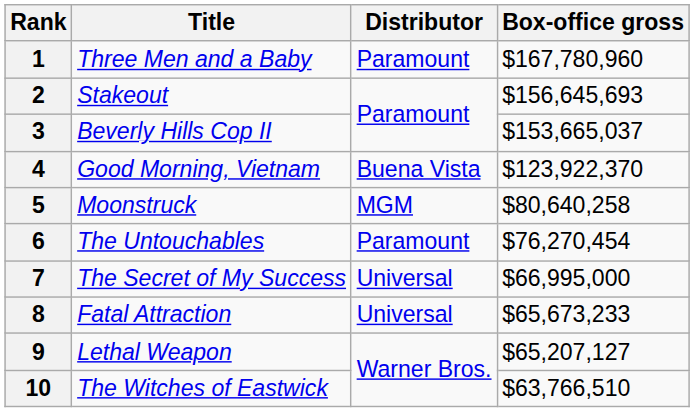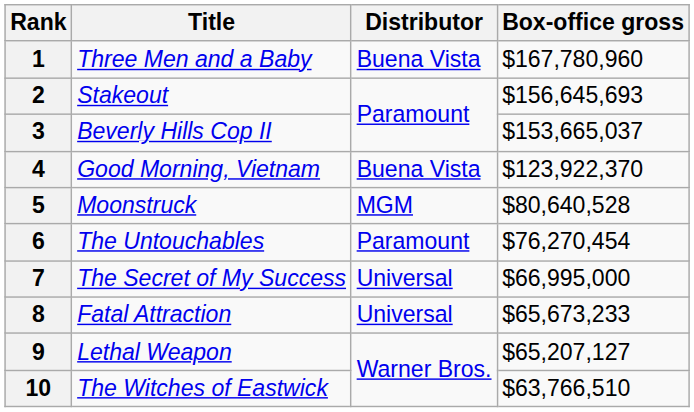(413, 59) Paramount -> (419, 59) Buena Vista
(566, 205) $80,640,258 -> (566, 205) $80,640,528
